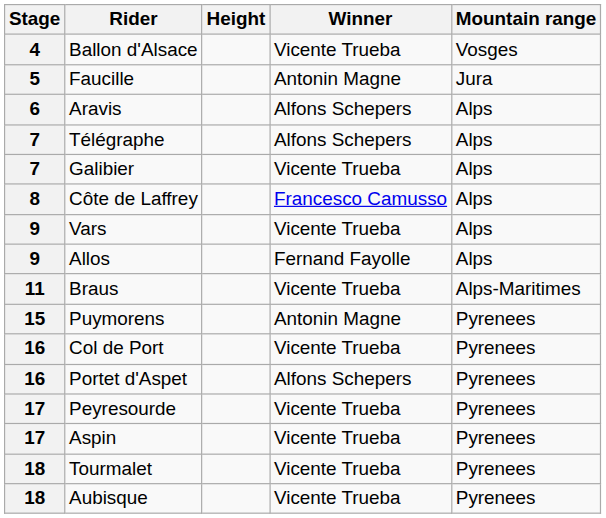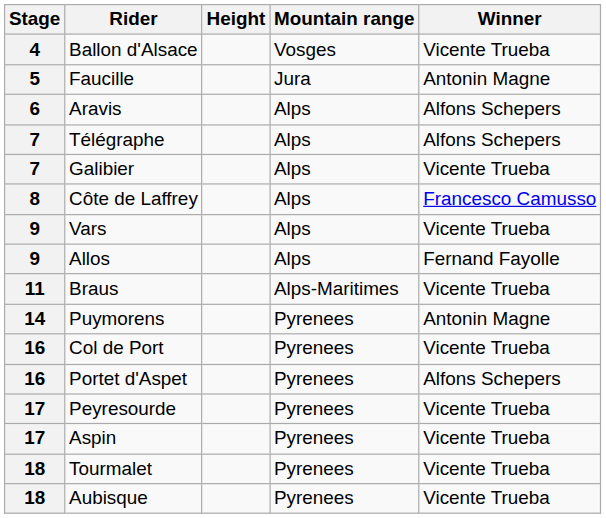columns swapped: (526, 19) <-> (361, 19)
(35, 318) 15 -> (35, 318) 14
